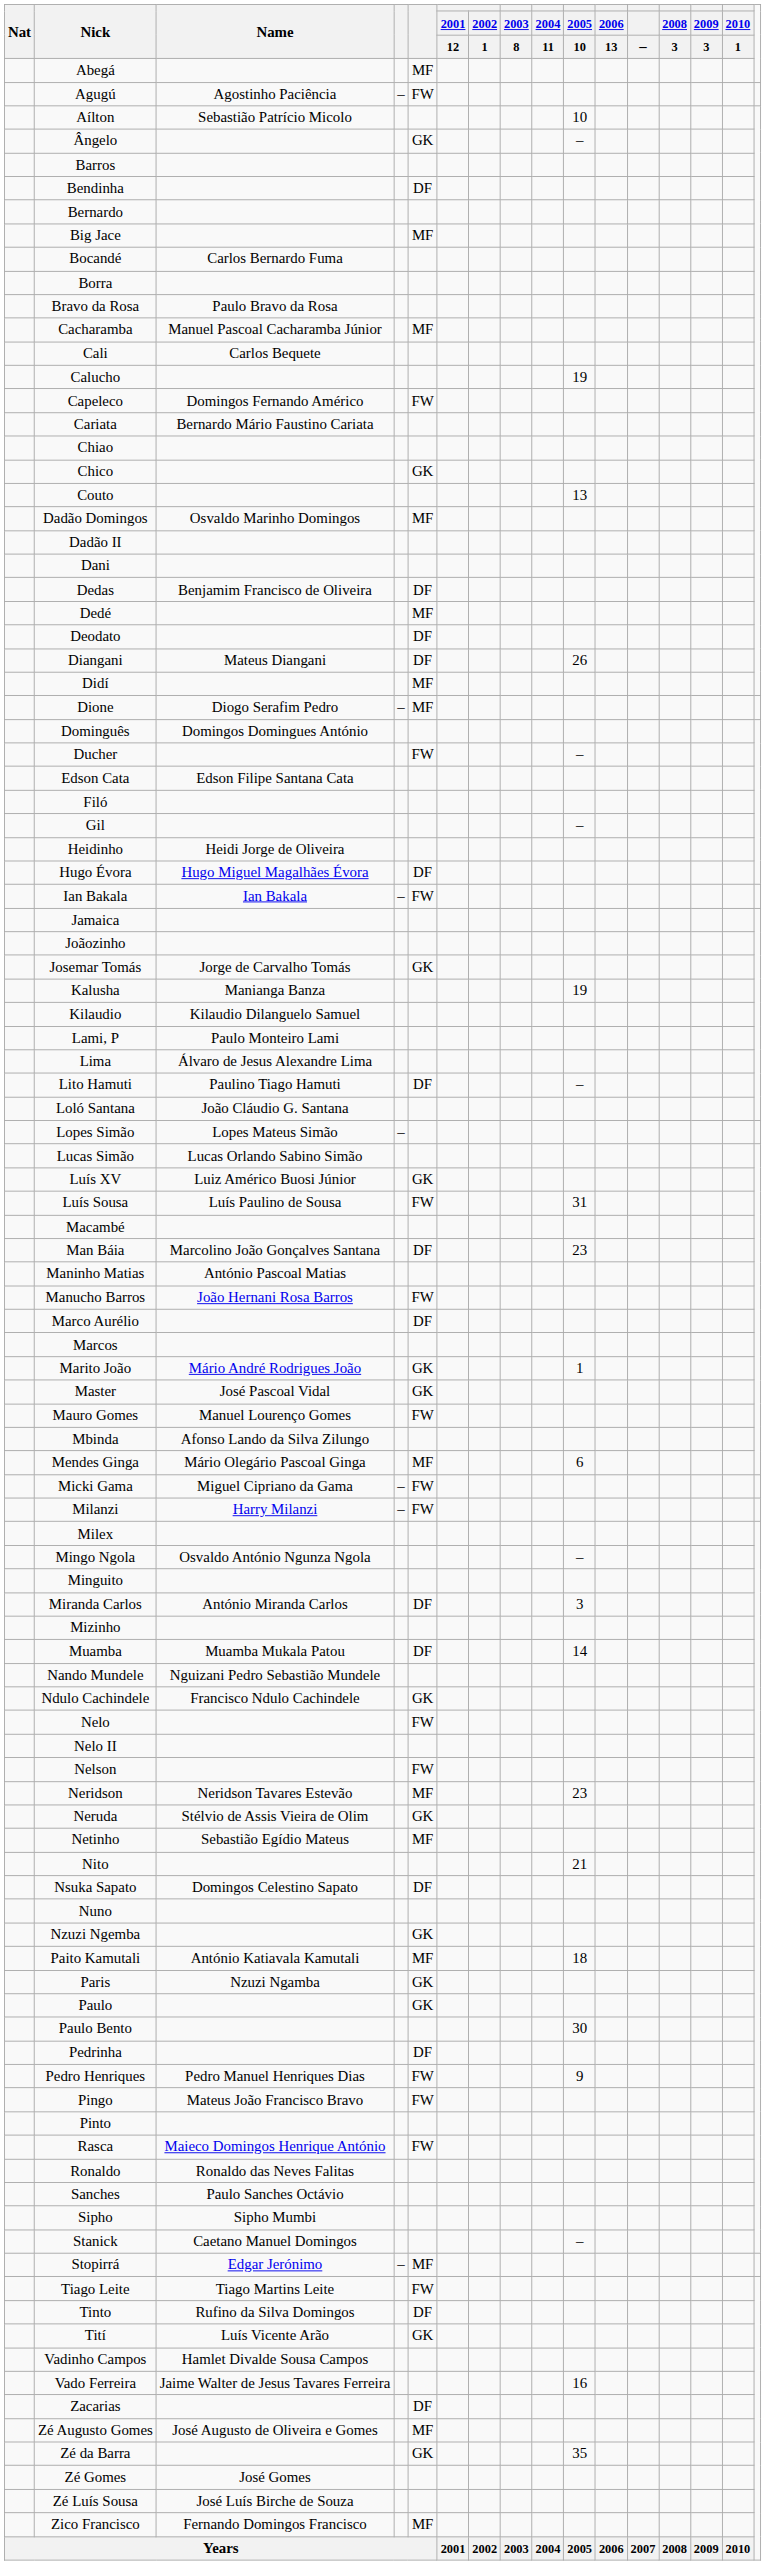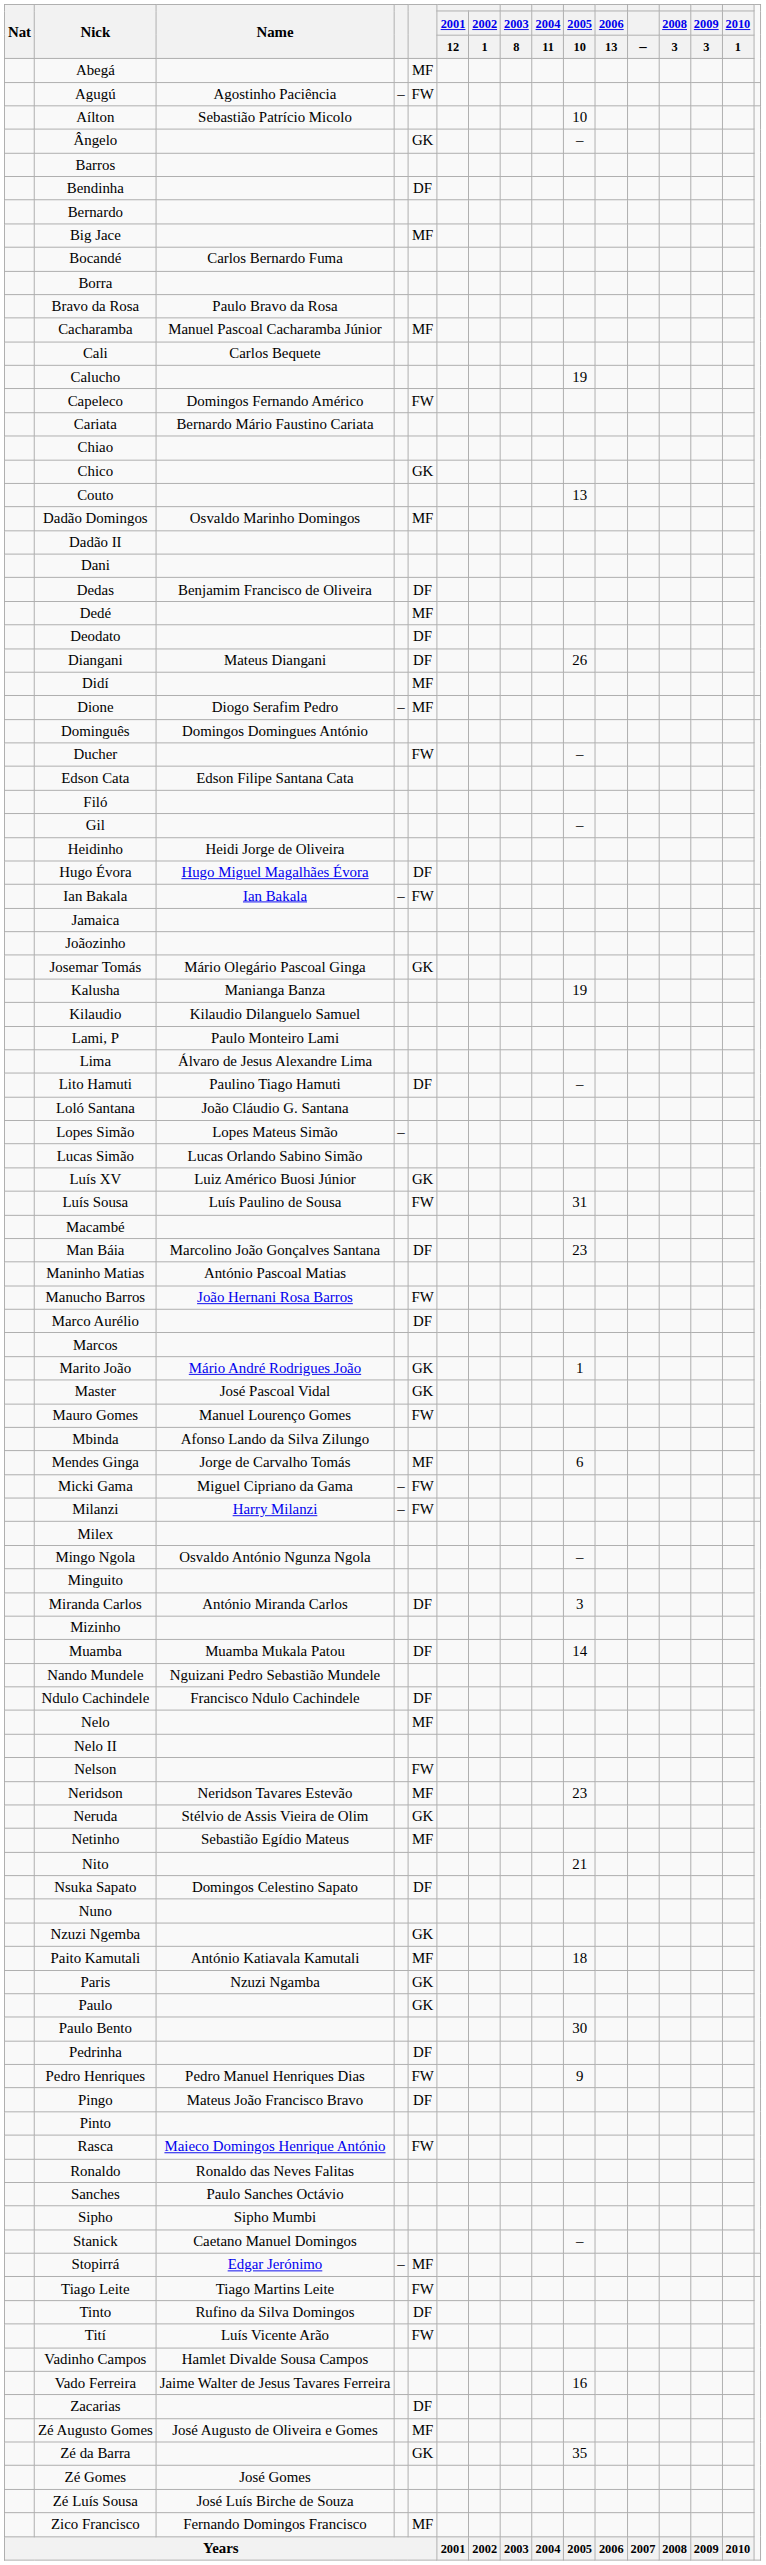(275, 967) Jorge de Carvalho Tomás -> (275, 967) Mário Olegário Pascoal Ginga
(275, 1462) Mário Olegário Pascoal Ginga -> (275, 1462) Jorge de Carvalho Tomás
(423, 1698) GK -> (423, 1698) DF
(423, 1722) FW -> (423, 1722) MF
(423, 2099) FW -> (423, 2099) DF
(423, 2335) GK -> (423, 2335) FW
